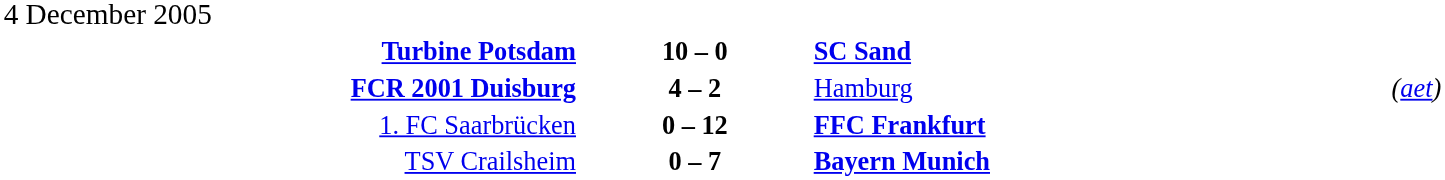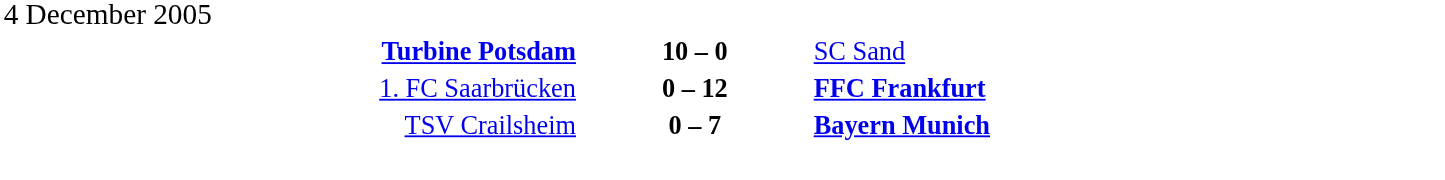(862, 51) bold -> (859, 51) normal
- row: (463, 88)
